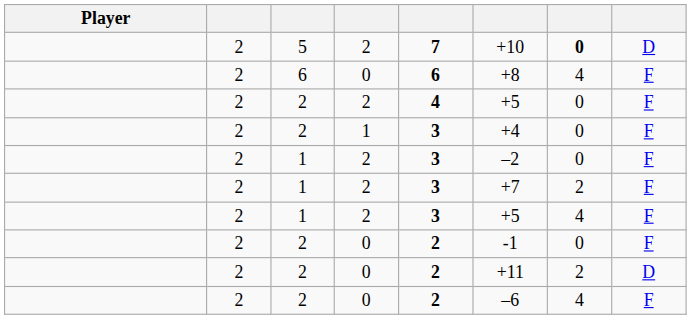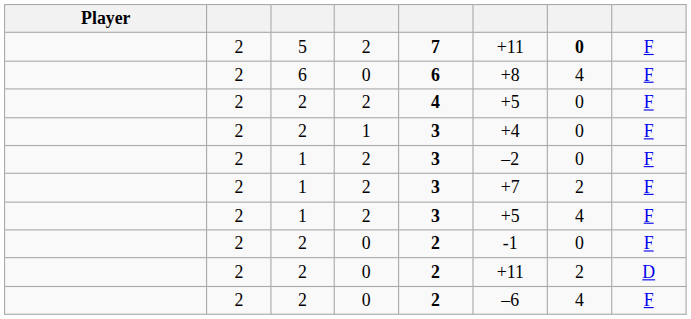(510, 46) +10 -> (510, 46) +11
(649, 46) D -> (649, 46) F
